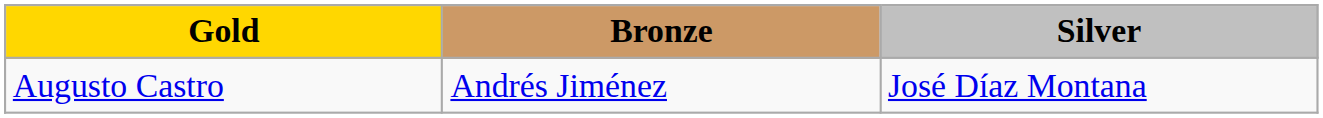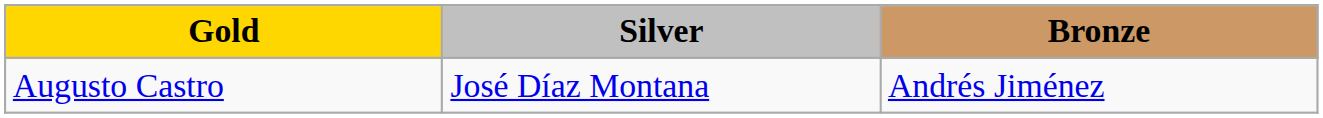columns swapped: (1099, 31) <-> (661, 31)
